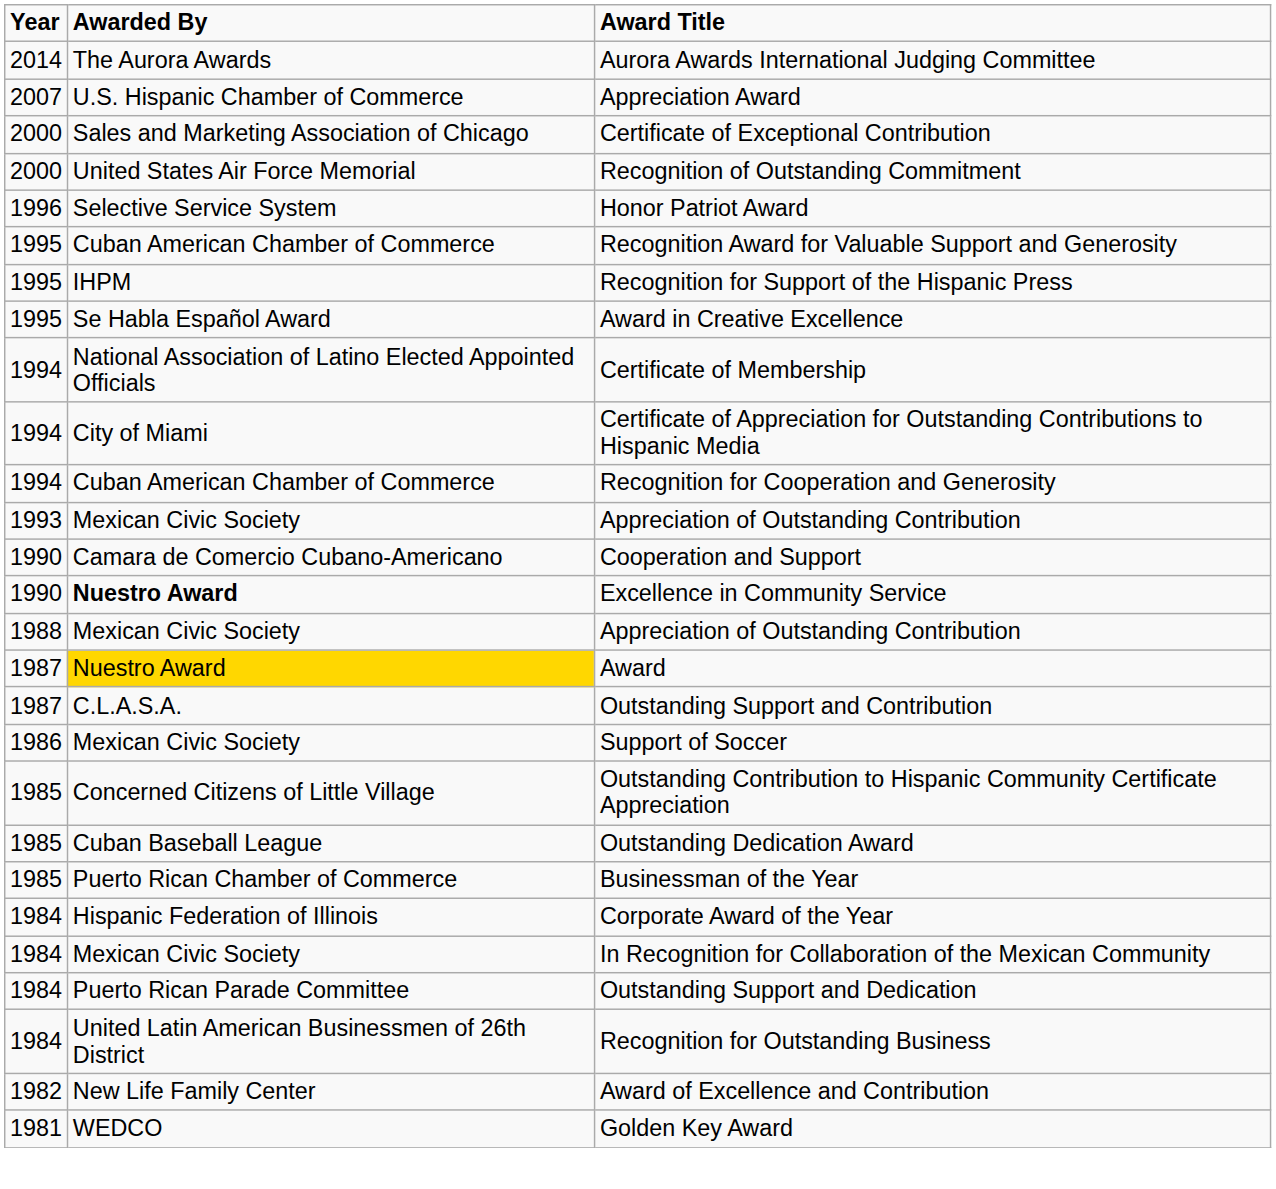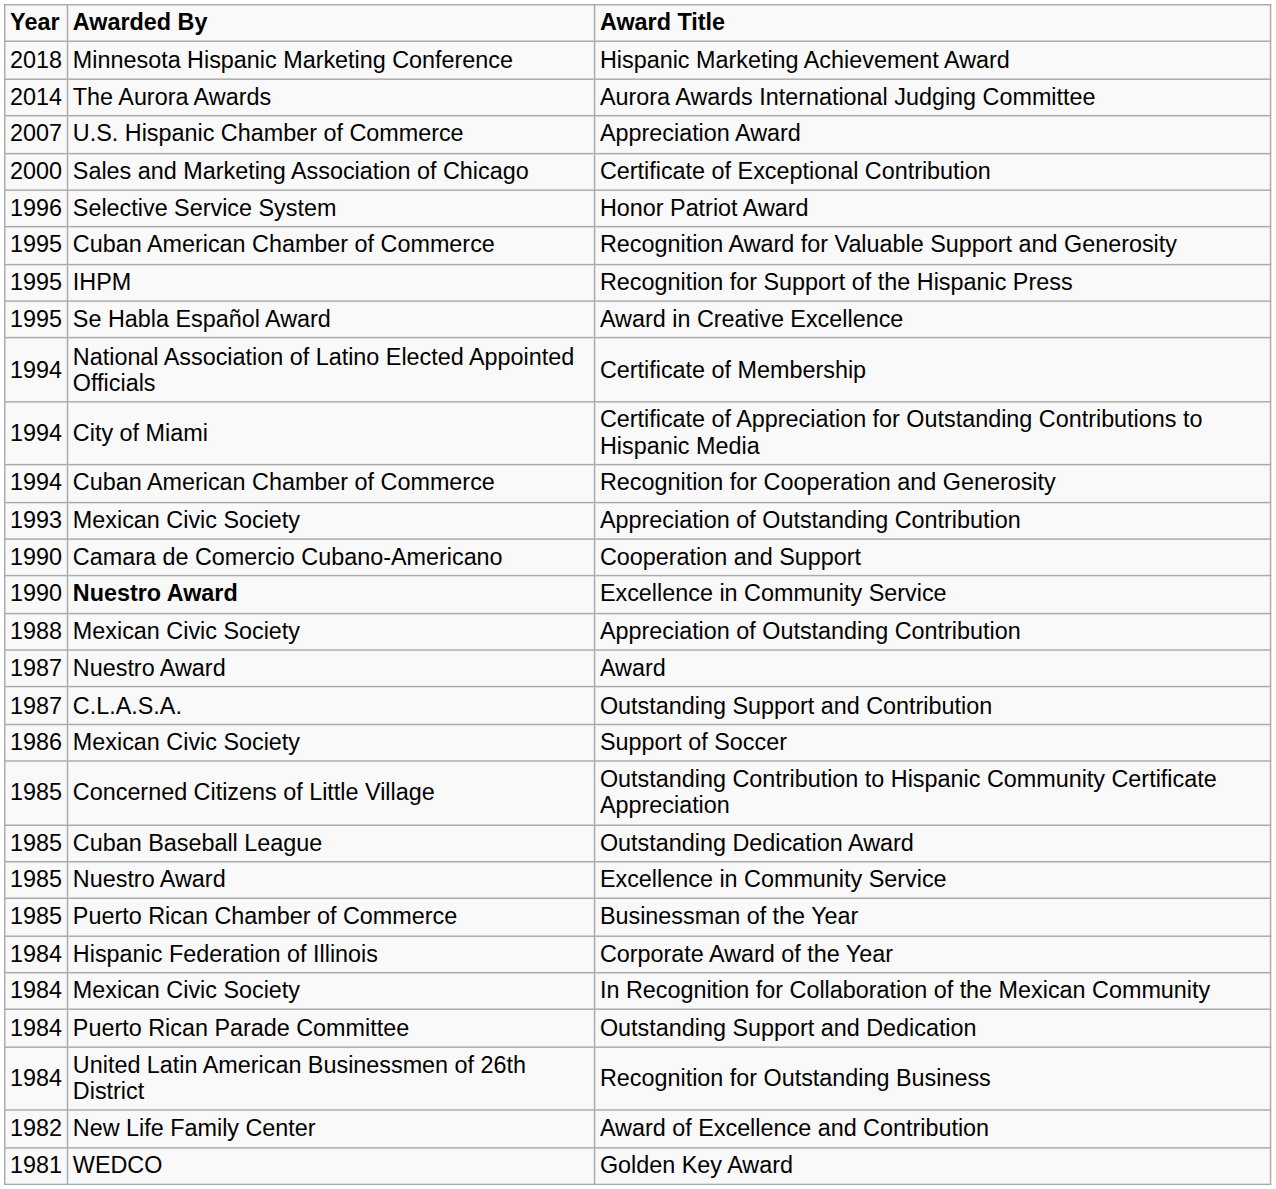+ row: (36, 60)
- row: (36, 171)
(149, 668) gold background -> (149, 668) no background
+ row: (36, 879)
